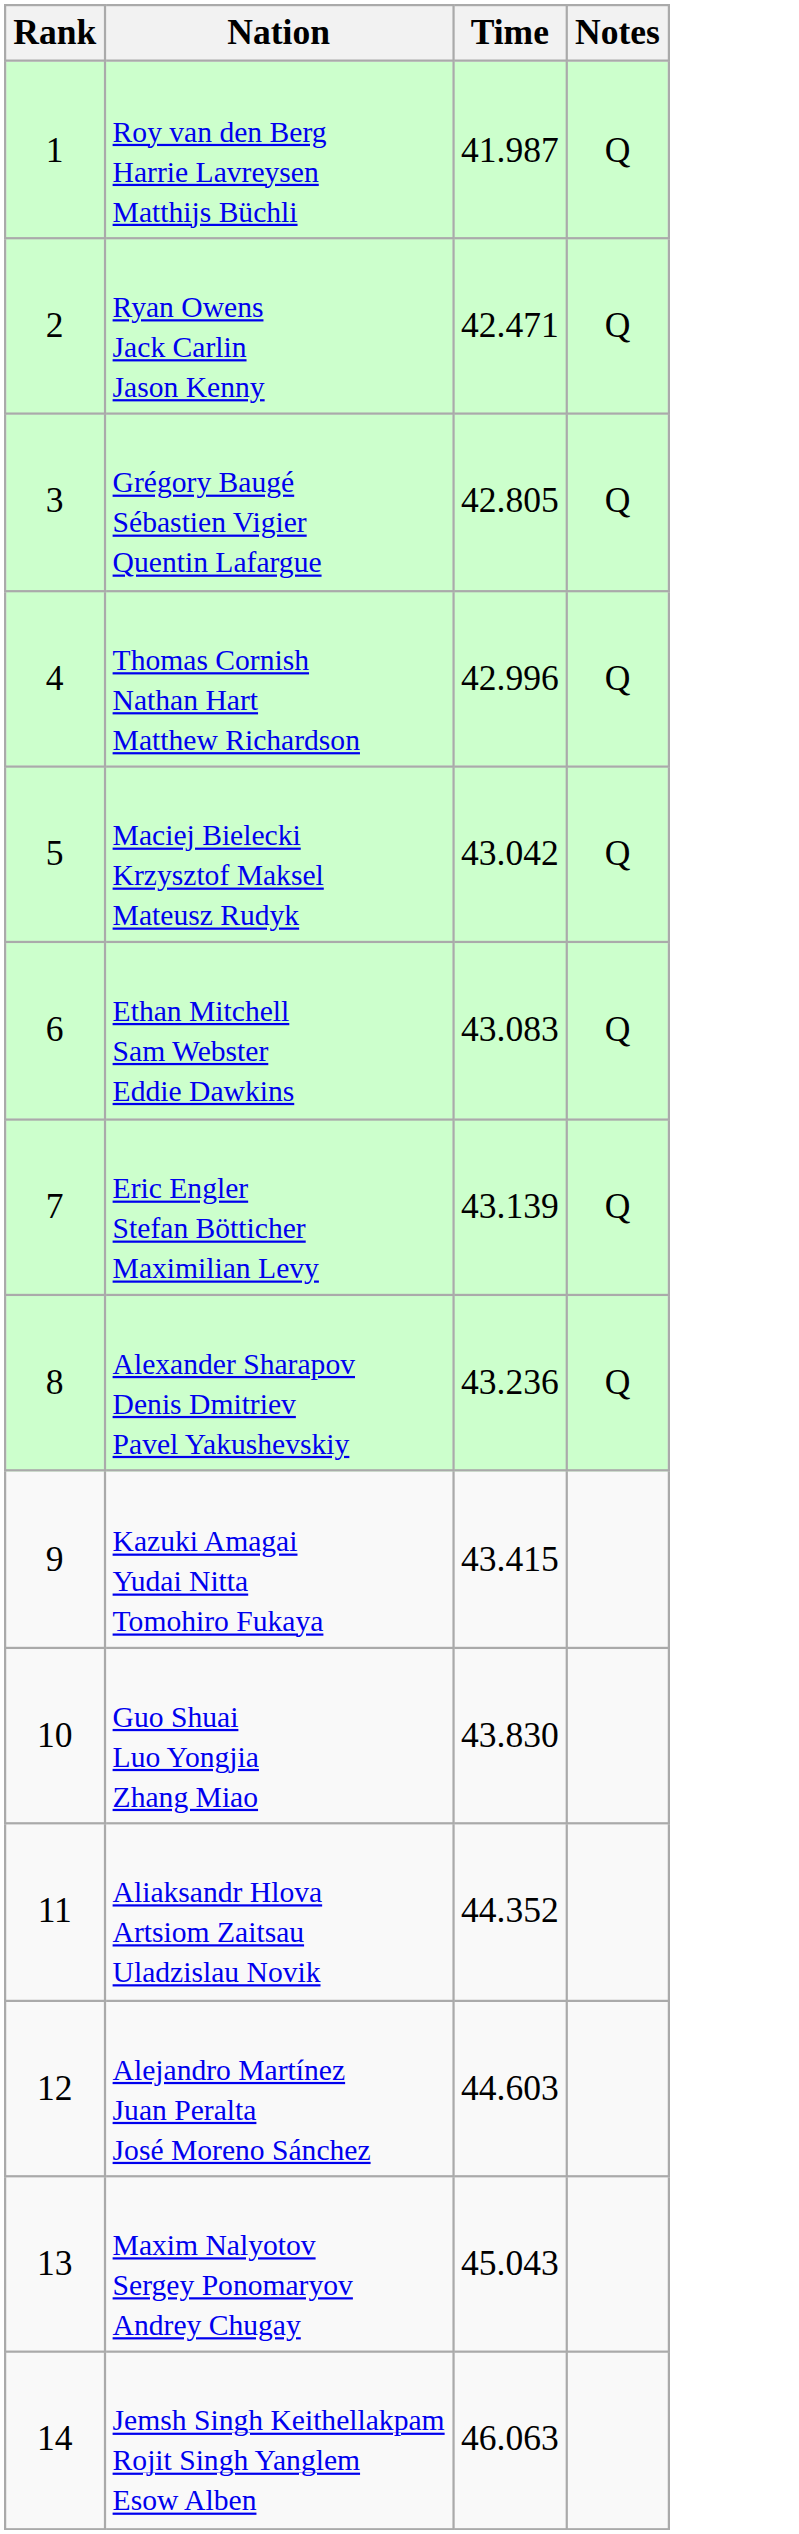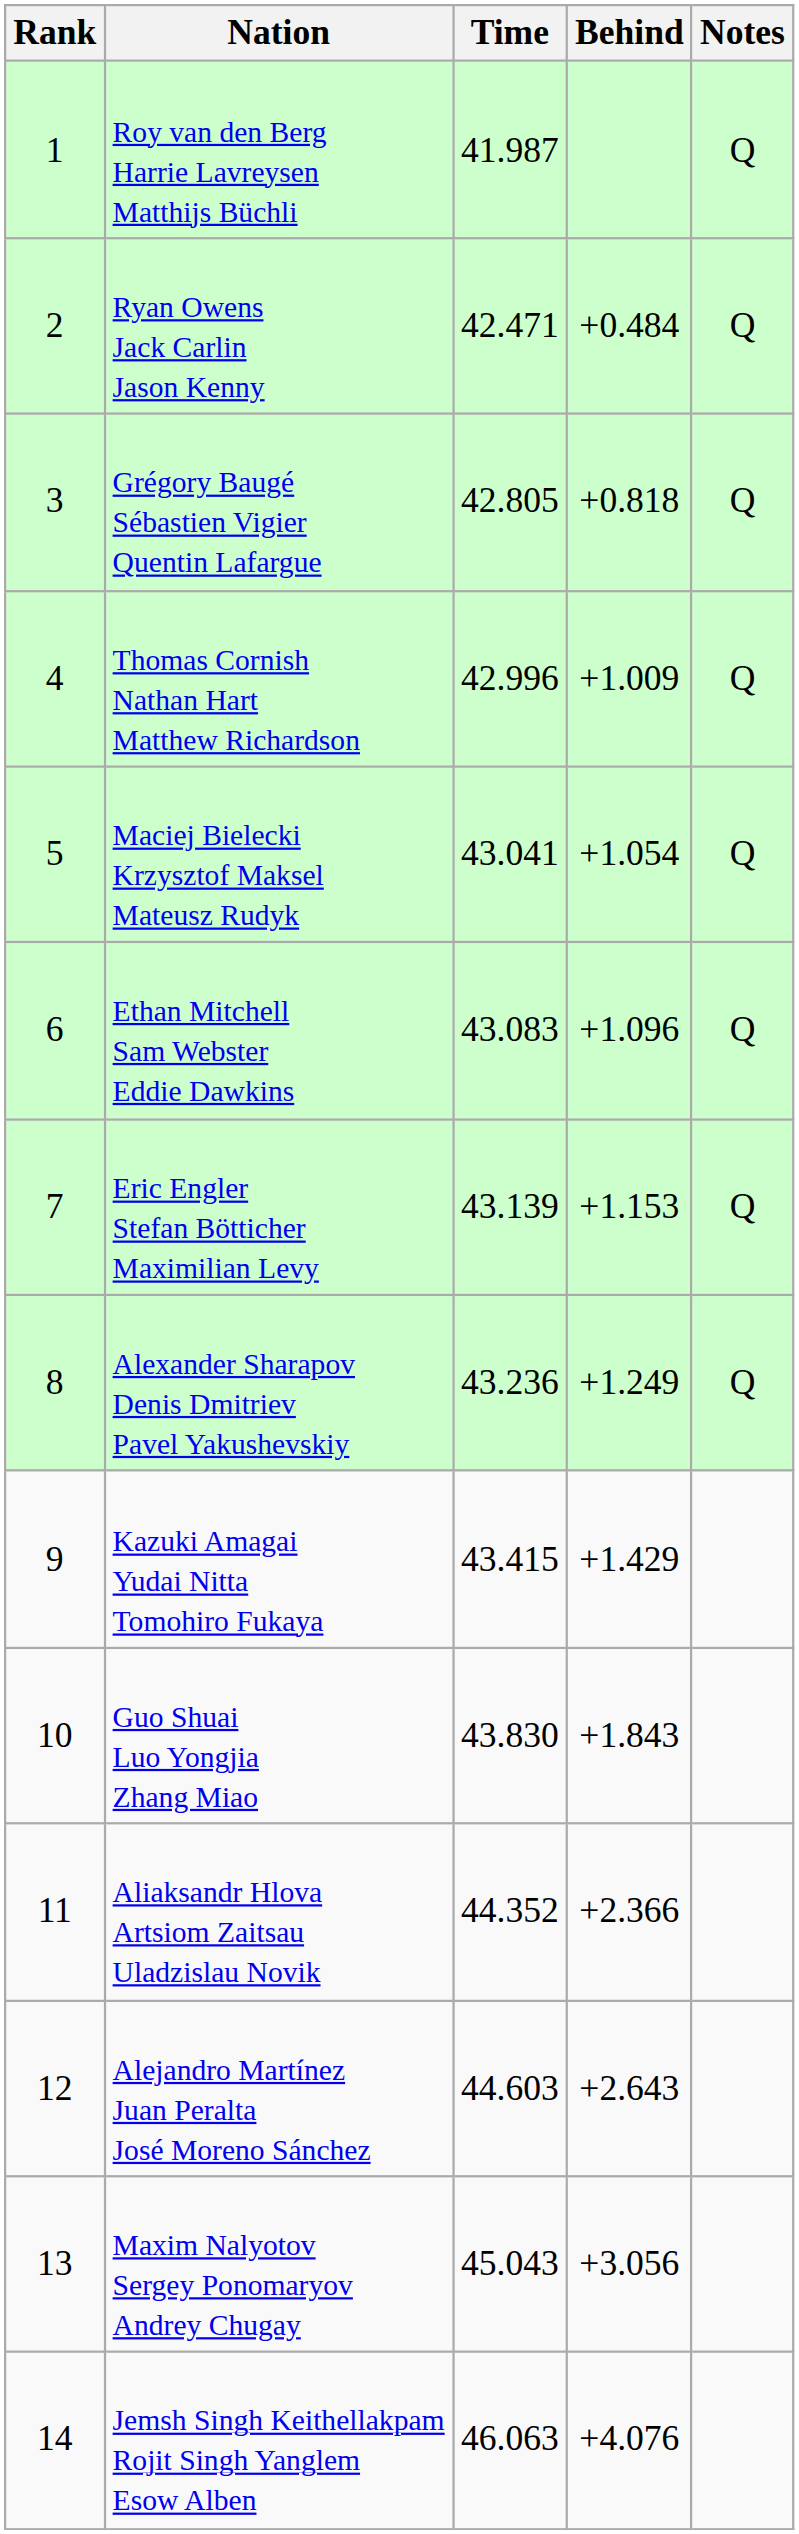+ column: (629, 32)
(510, 853) 43.042 -> (510, 853) 43.041
